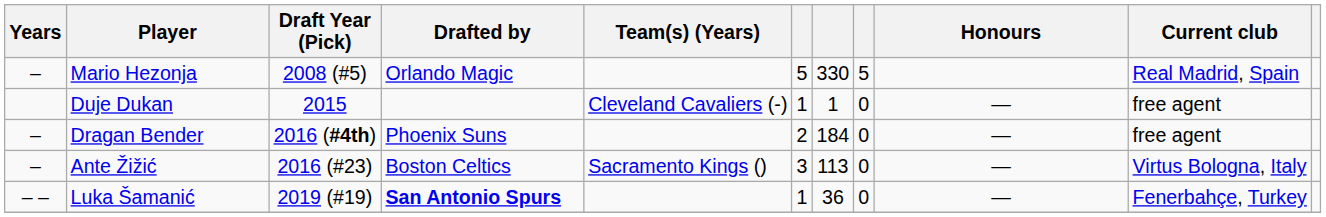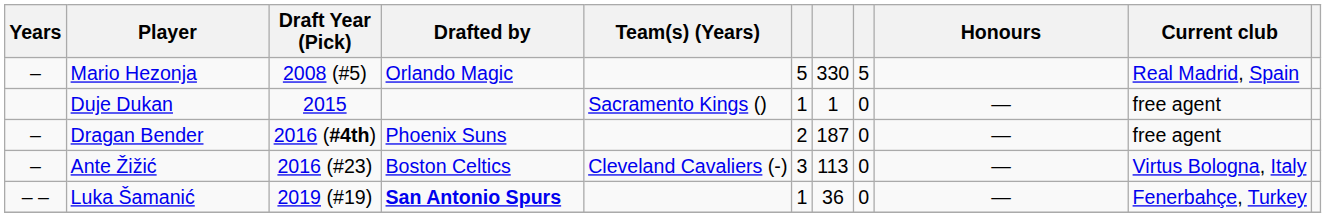(688, 104) Cleveland Cavaliers (-) -> (677, 104) Sacramento Kings ()
(833, 135) 184 -> (833, 135) 187
(677, 166) Sacramento Kings () -> (688, 166) Cleveland Cavaliers (-)
